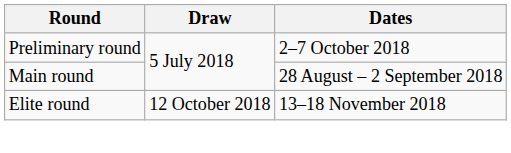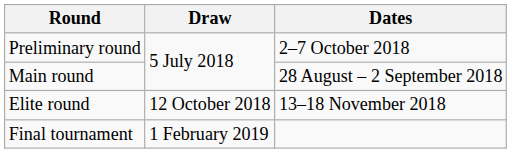+ row: (71, 133)
